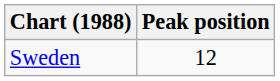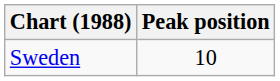(206, 57) 12 -> (206, 57) 10
